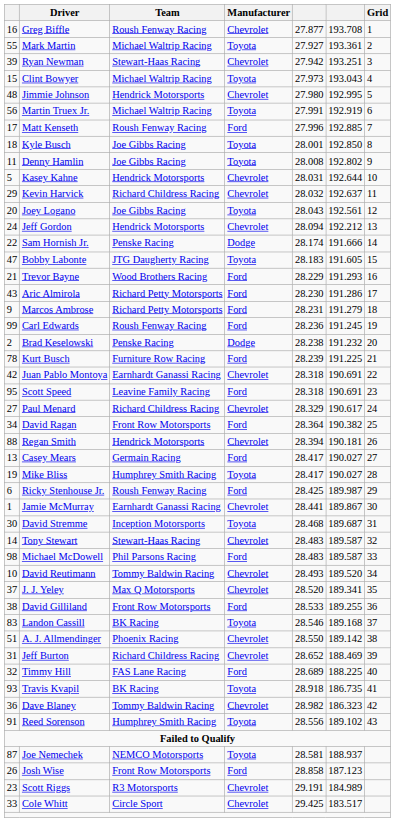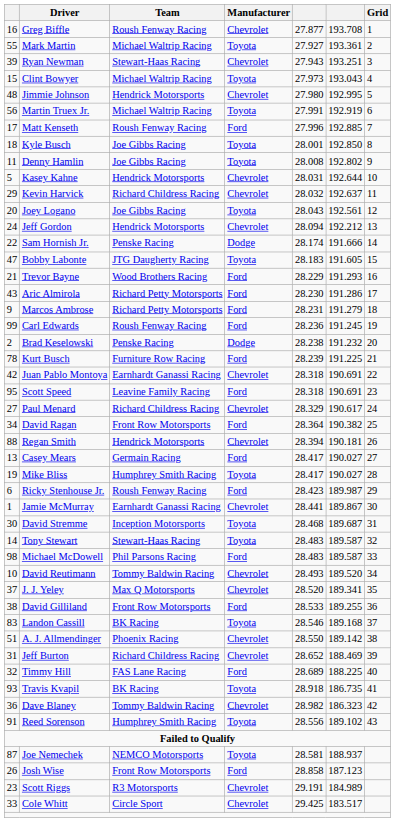(309, 62) 27.942 -> (309, 62) 27.943
(309, 491) 28.425 -> (309, 491) 28.423
(248, 540) Chevrolet -> (242, 540) Toyota
